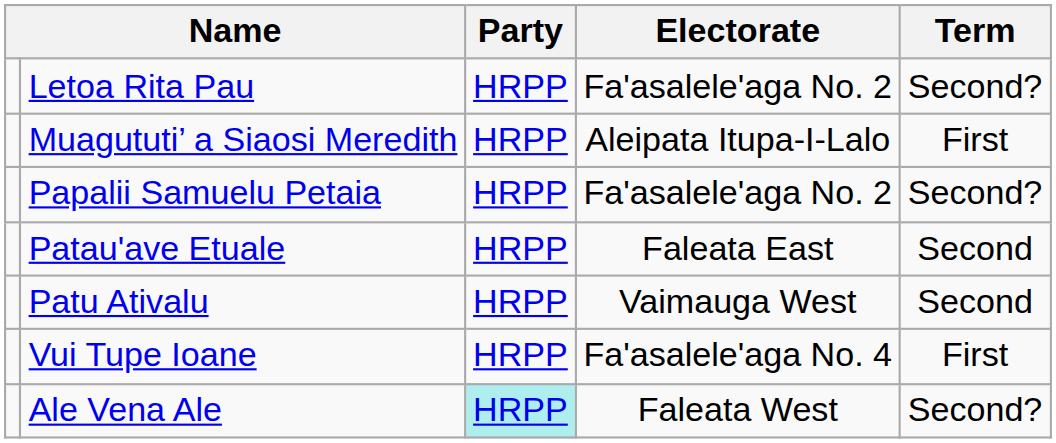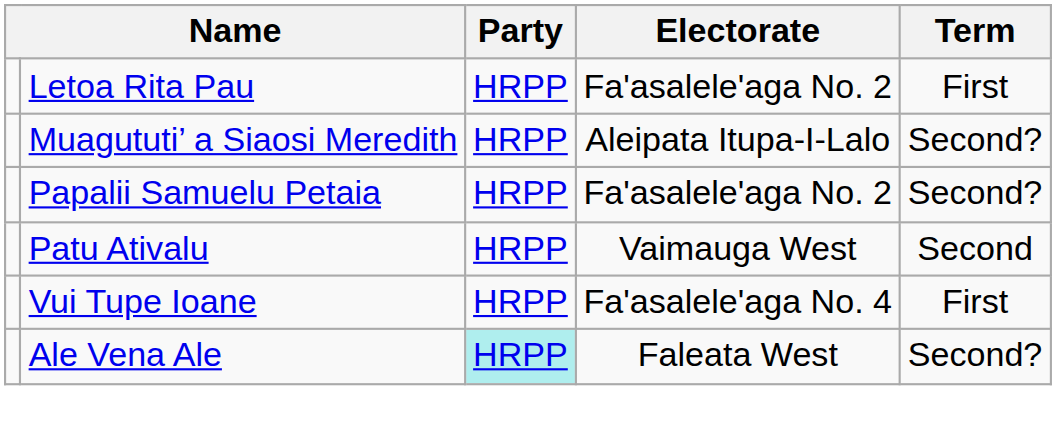(975, 85) Second? -> (975, 85) First
(975, 139) First -> (975, 139) Second?
- row: (157, 247)
